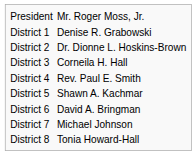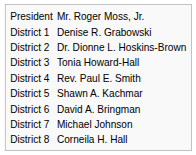(92, 63) Corneila H. Hall -> (98, 63) Tonia Howard-Hall
(98, 140) Tonia Howard-Hall -> (92, 140) Corneila H. Hall
